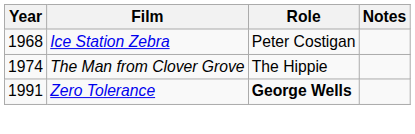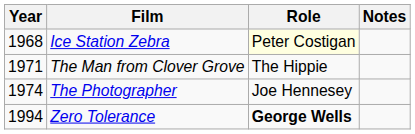(304, 41) no background -> (304, 41) lightyellow background
(26, 66) 1974 -> (26, 66) 1971
+ row: (113, 91)
(26, 91) 1991 -> (26, 116) 1994
